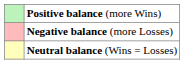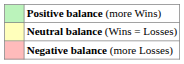rows swapped: (102, 50) <-> (100, 31)
